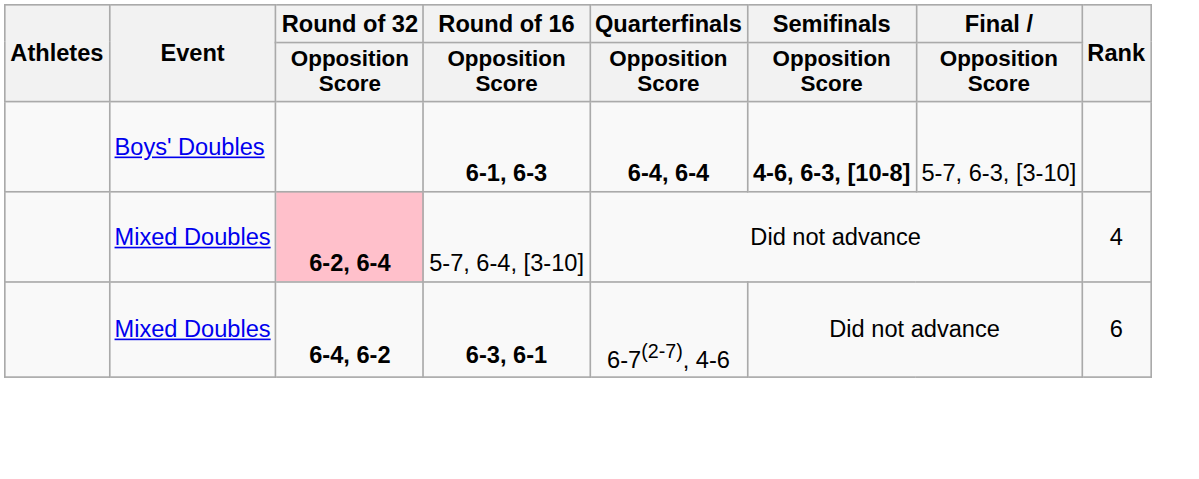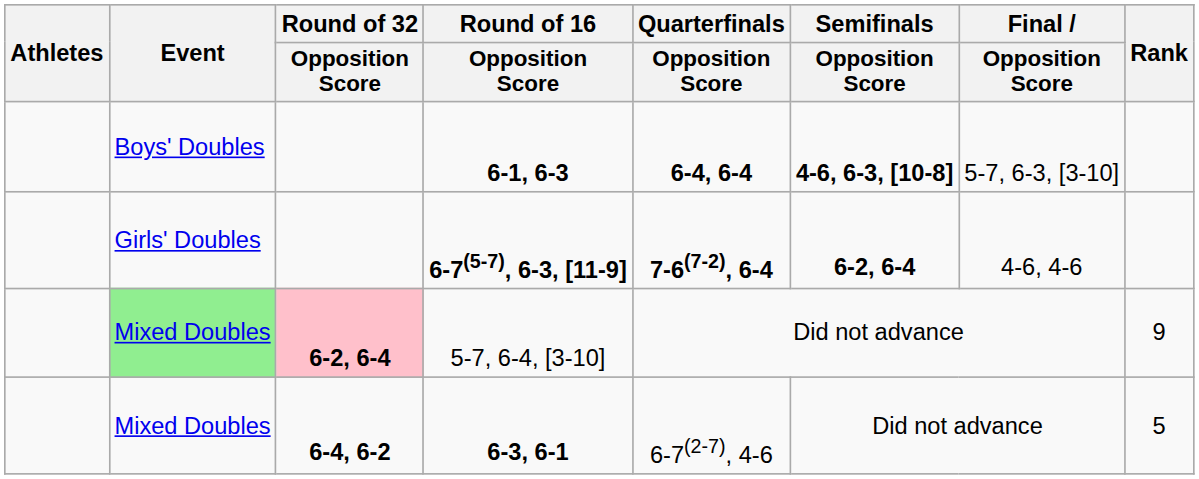+ row: (528, 266)
(193, 237) no background -> (193, 333) lightgreen background
(1116, 237) 4 -> (1159, 333) 9
(1116, 330) 6 -> (1159, 426) 5
